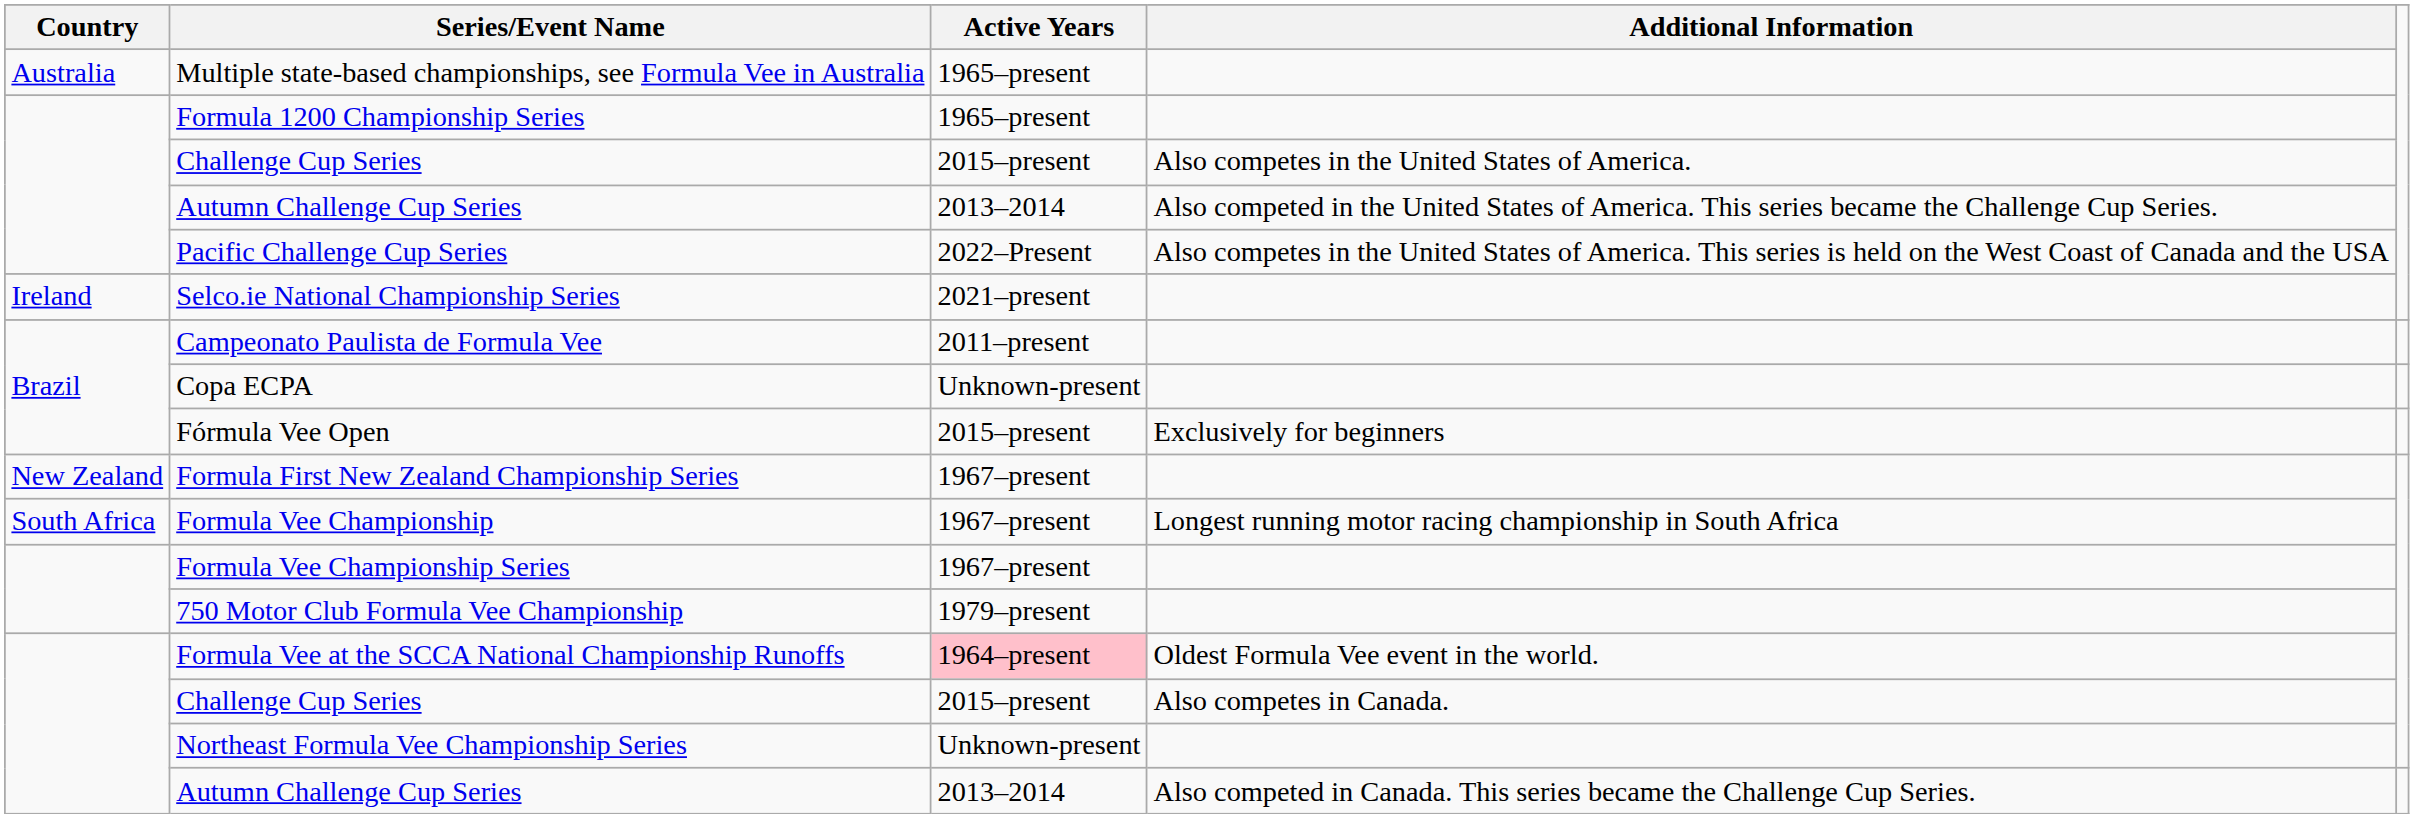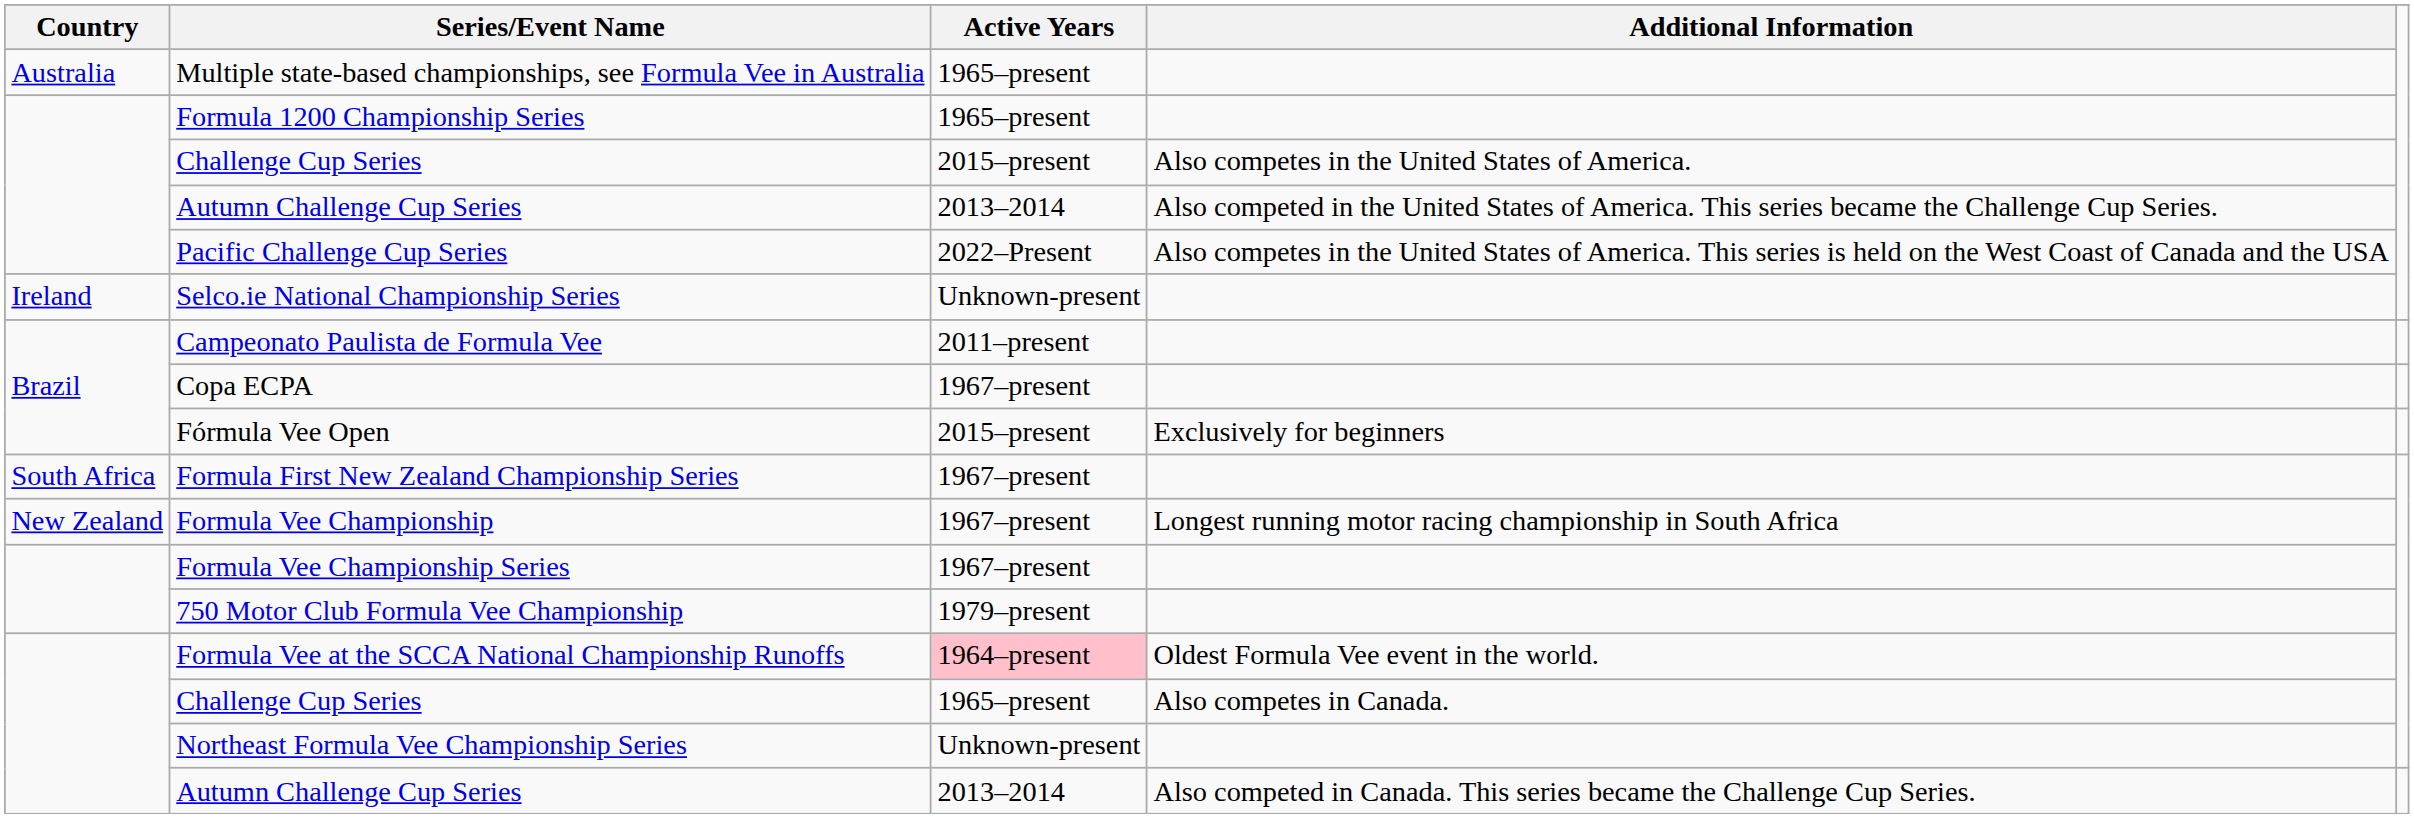(1014, 296) 2021–present -> (1039, 296) Unknown-present
(1039, 386) Unknown-present -> (1014, 386) 1967–present
(87, 476) New Zealand -> (83, 476) South Africa
(83, 521) South Africa -> (87, 521) New Zealand
(1014, 700) 2015–present -> (1014, 700) 1965–present
